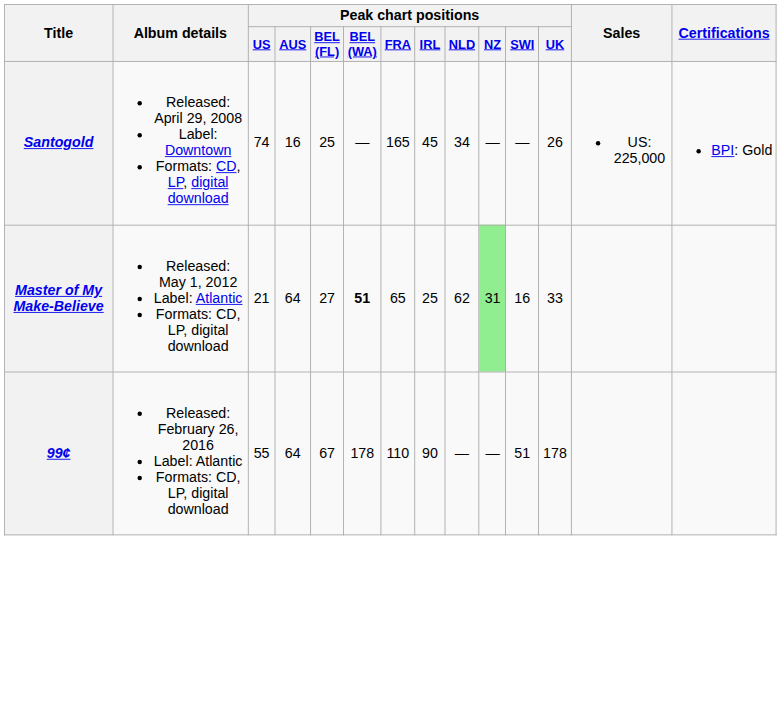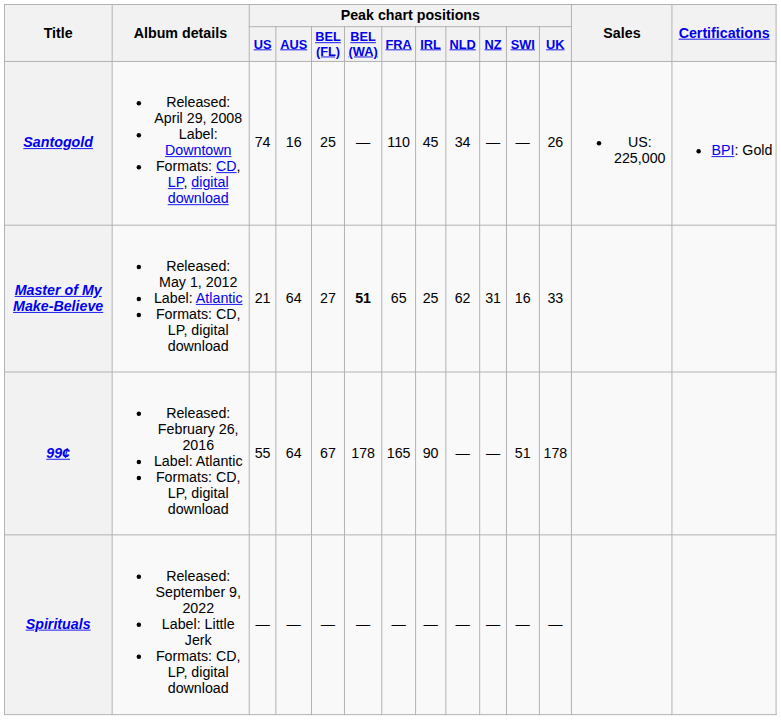(398, 143) 165 -> (399, 143) 110
(493, 298) lightgreen background -> (493, 298) no background
(398, 453) 110 -> (399, 453) 165
+ row: (58, 624)
